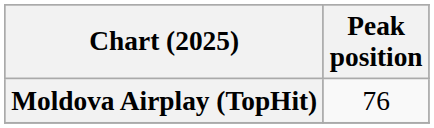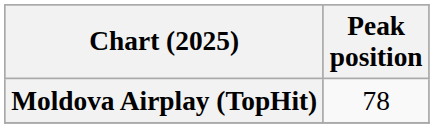(376, 100) 76 -> (376, 100) 78
